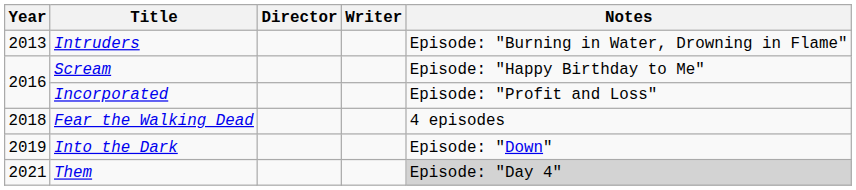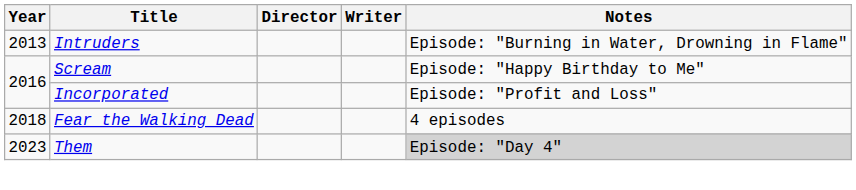- row: (116, 147)
(27, 173) 2021 -> (27, 147) 2023
